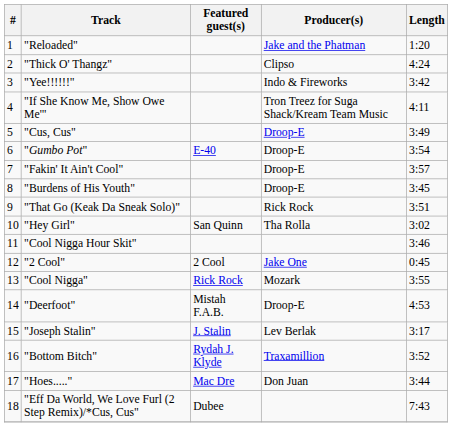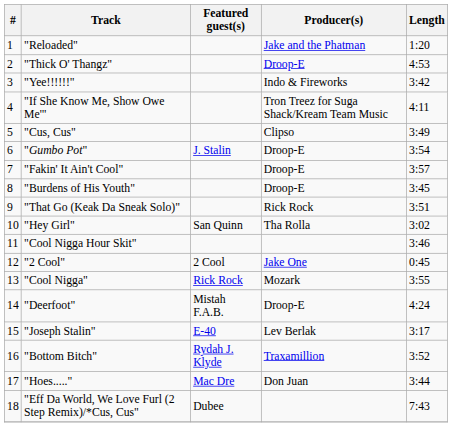(279, 63) Clipso -> (284, 63) Droop-E
(419, 63) 4:24 -> (419, 63) 4:53
(284, 132) Droop-E -> (279, 132) Clipso
(205, 151) E-40 -> (212, 151) J. Stalin
(419, 305) 4:53 -> (419, 305) 4:24
(212, 331) J. Stalin -> (205, 331) E-40
